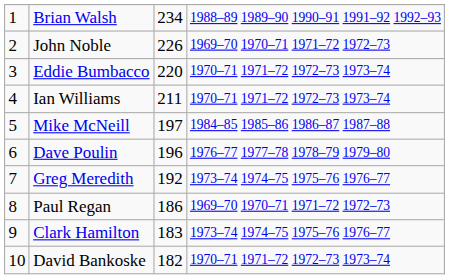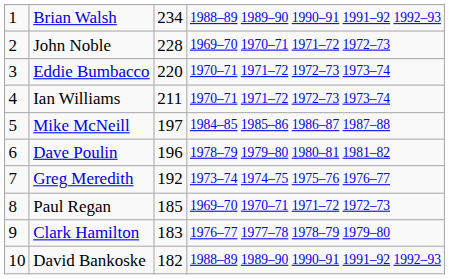(170, 44) 226 -> (170, 44) 228
(290, 152) 1976–77 1977–78 1978–79 1979–80 -> (290, 152) 1978–79 1979–80 1980–81 1981–82
(170, 206) 186 -> (170, 206) 185
(290, 233) 1973–74 1974–75 1975–76 1976–77 -> (290, 233) 1976–77 1977–78 1978–79 1979–80
(290, 260) 1970–71 1971–72 1972–73 1973–74 -> (315, 260) 1988–89 1989–90 1990–91 1991–92 1992–93
